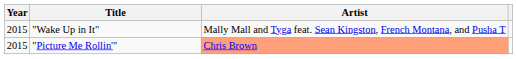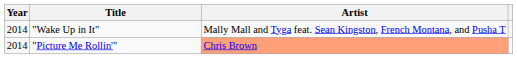(17, 29) 2015 -> (17, 29) 2014
(17, 45) 2015 -> (17, 45) 2014
